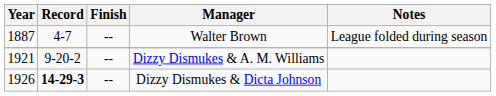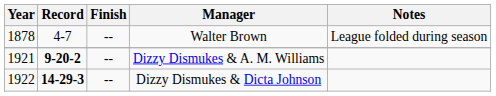(21, 36) 1887 -> (21, 36) 1878
(63, 58) normal -> (63, 58) bold
(21, 79) 1926 -> (21, 79) 1922
